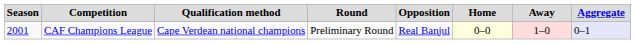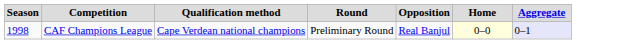- column: (542, 13)
(18, 30) 2001 -> (18, 30) 1998
